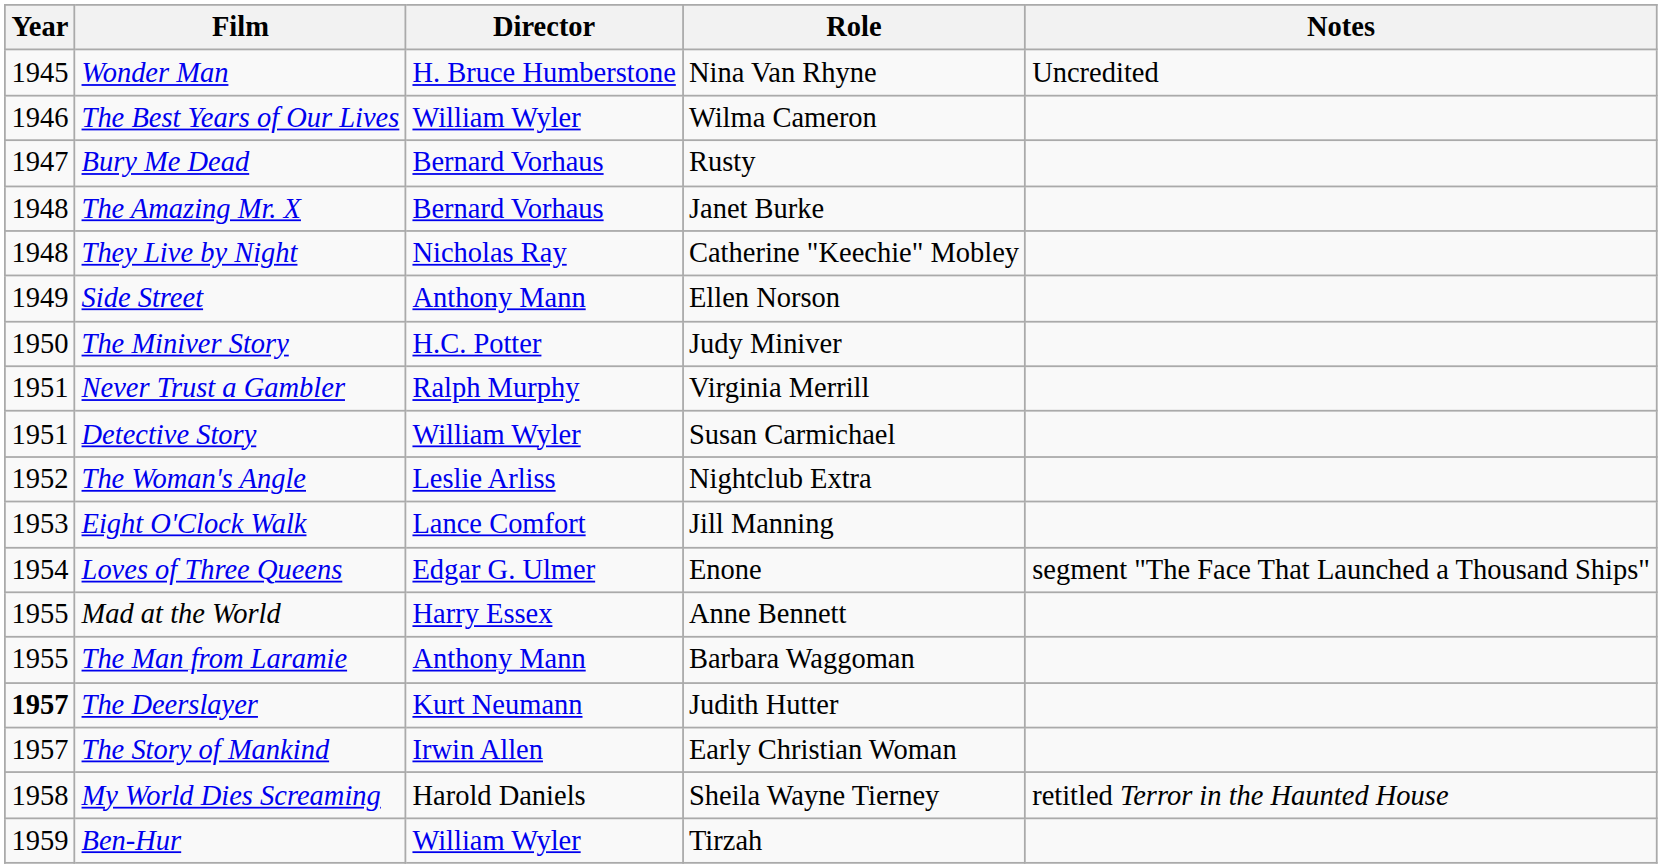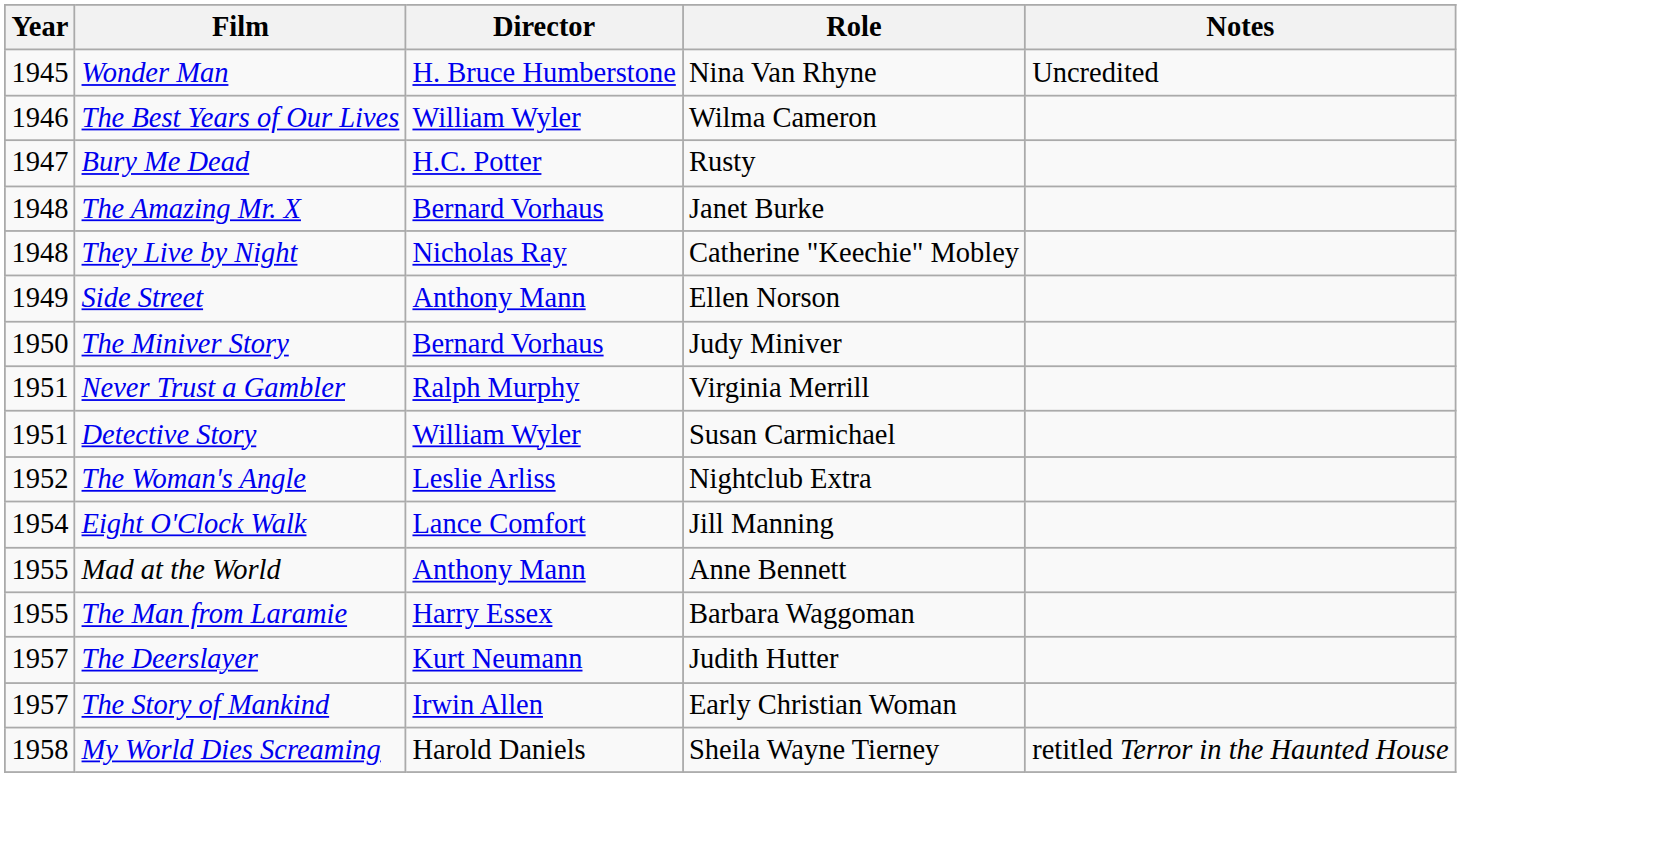(508, 162) Bernard Vorhaus -> (477, 162) H.C. Potter
(477, 343) H.C. Potter -> (508, 343) Bernard Vorhaus
(40, 523) 1953 -> (40, 523) 1954
- row: (212, 569)
(482, 614) Harry Essex -> (499, 569) Anthony Mann
(499, 659) Anthony Mann -> (482, 614) Harry Essex
(40, 704) bold -> (40, 659) normal
- row: (131, 840)
